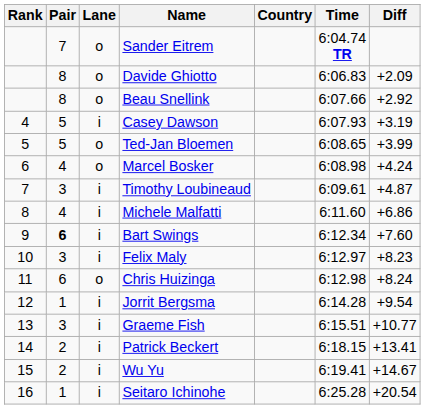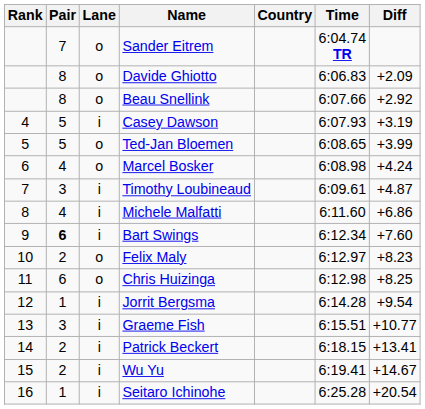(63, 257) 3 -> (63, 257) 2
(99, 257) i -> (99, 257) o
(395, 280) +8.24 -> (395, 280) +8.25
